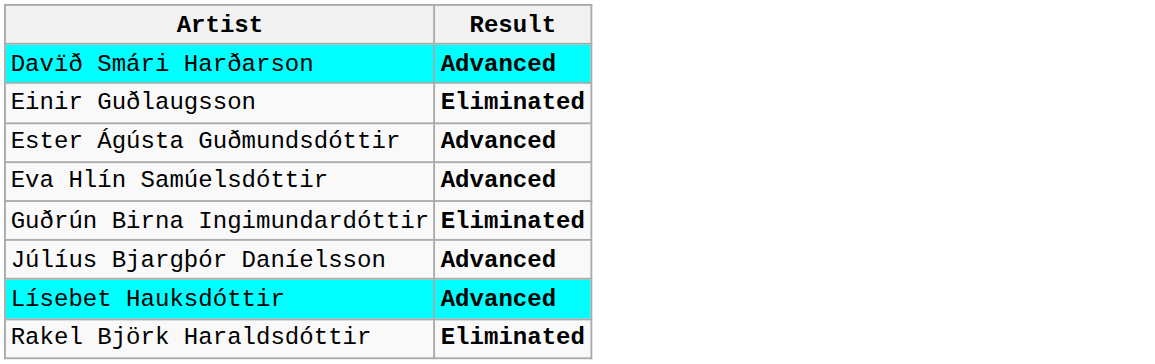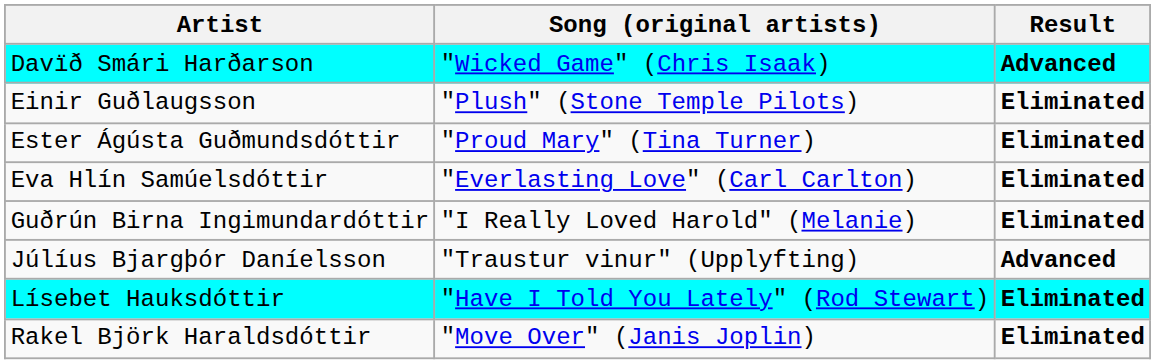+ column: (715, 25)
(498, 142) Advanced -> (1073, 142) Eliminated
(498, 181) Advanced -> (1073, 181) Eliminated
(498, 299) Advanced -> (1073, 299) Eliminated
